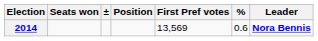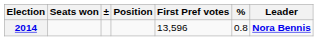(172, 28) 13,569 -> (172, 28) 13,596
(241, 28) 0.6 -> (241, 28) 0.8
